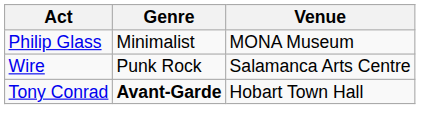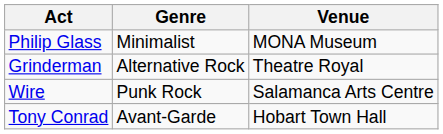+ row: (55, 67)
(169, 91) bold -> (166, 116) normal
